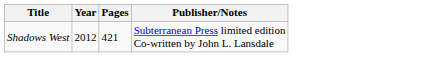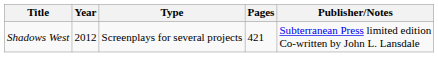+ column: (172, 13)
